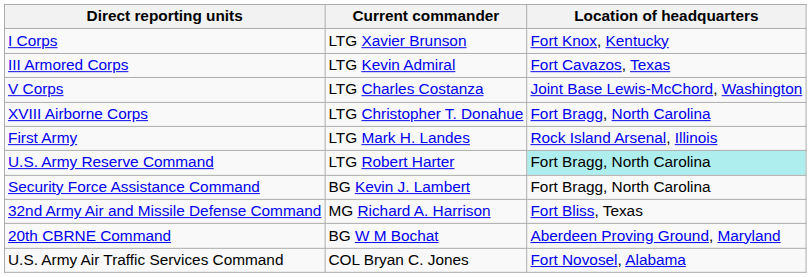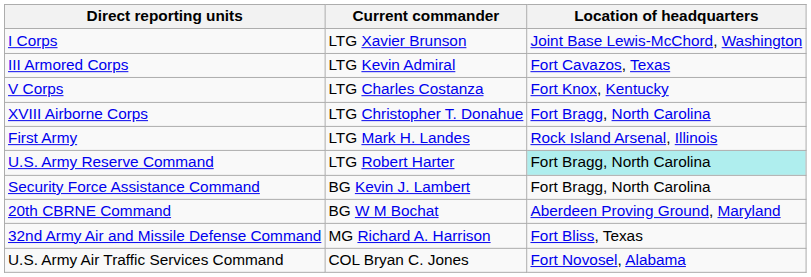(600, 41) Fort Knox, Kentucky -> (666, 41) Joint Base Lewis-McChord, Washington
(666, 89) Joint Base Lewis-McChord, Washington -> (600, 89) Fort Knox, Kentucky
rows swapped: (90, 235) <-> (165, 211)
